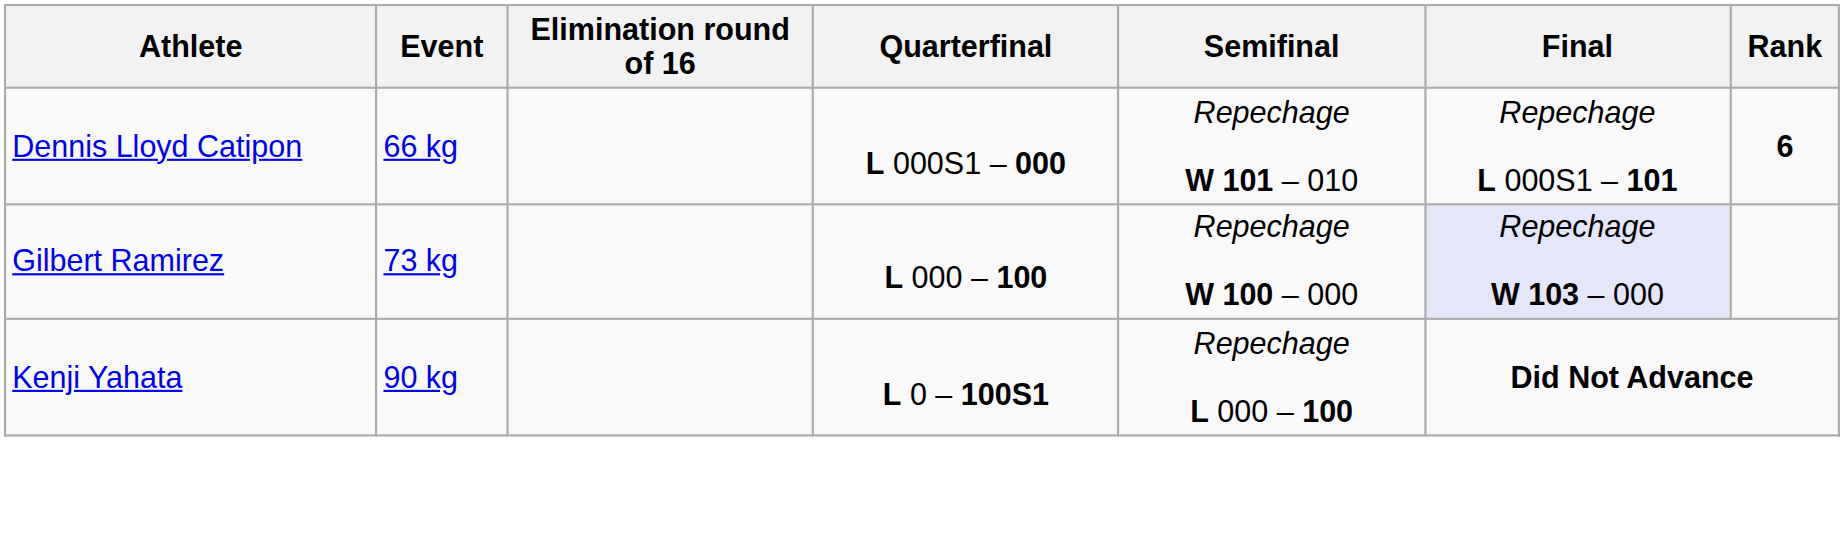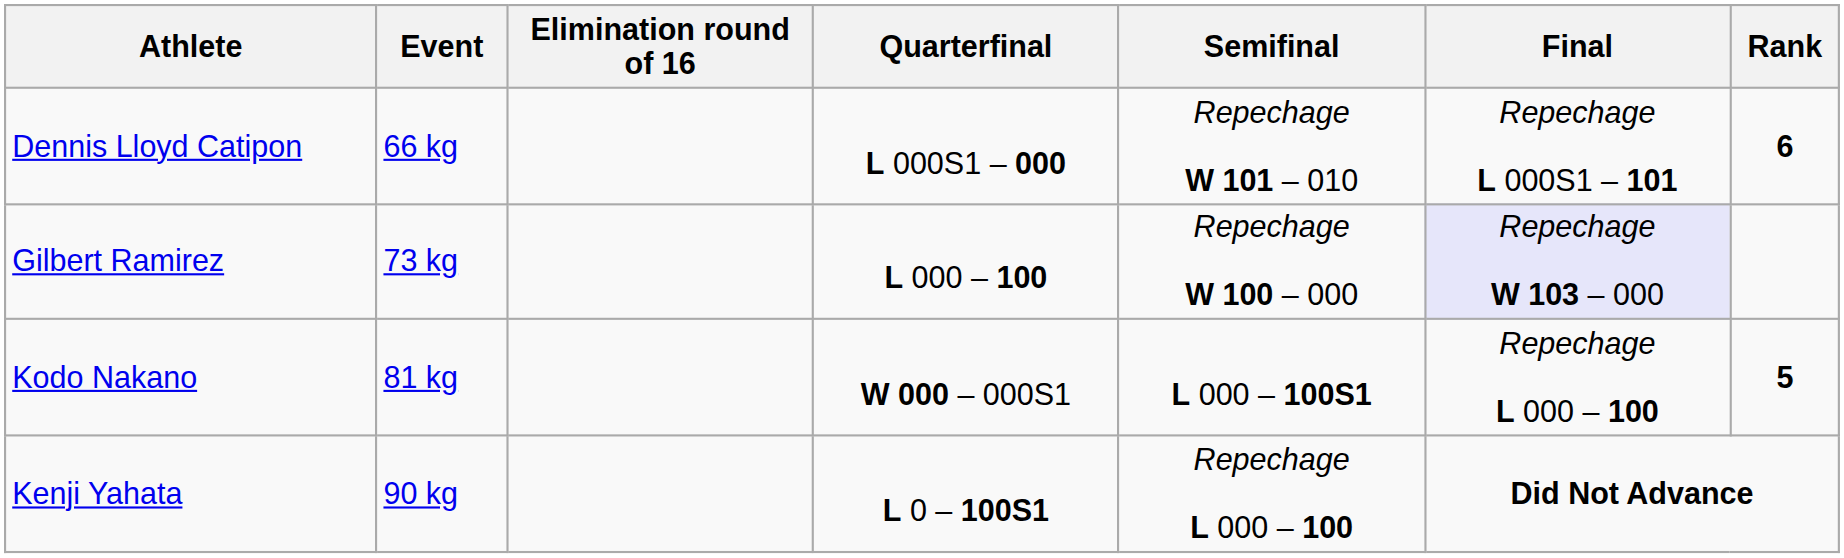+ row: (105, 378)
